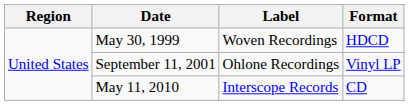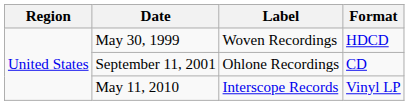(373, 64) Vinyl LP -> (357, 64) CD
(357, 87) CD -> (373, 87) Vinyl LP
